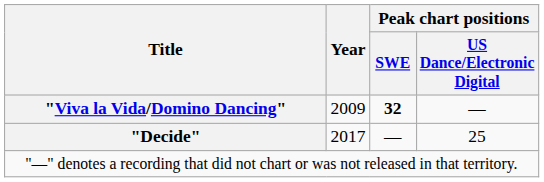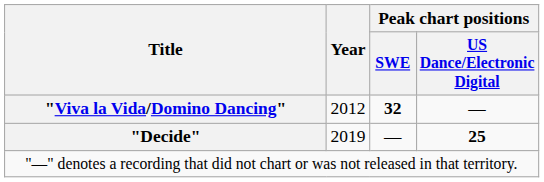(348, 108) 2009 -> (348, 108) 2012
(348, 136) 2017 -> (348, 136) 2019
(477, 136) normal -> (477, 136) bold
